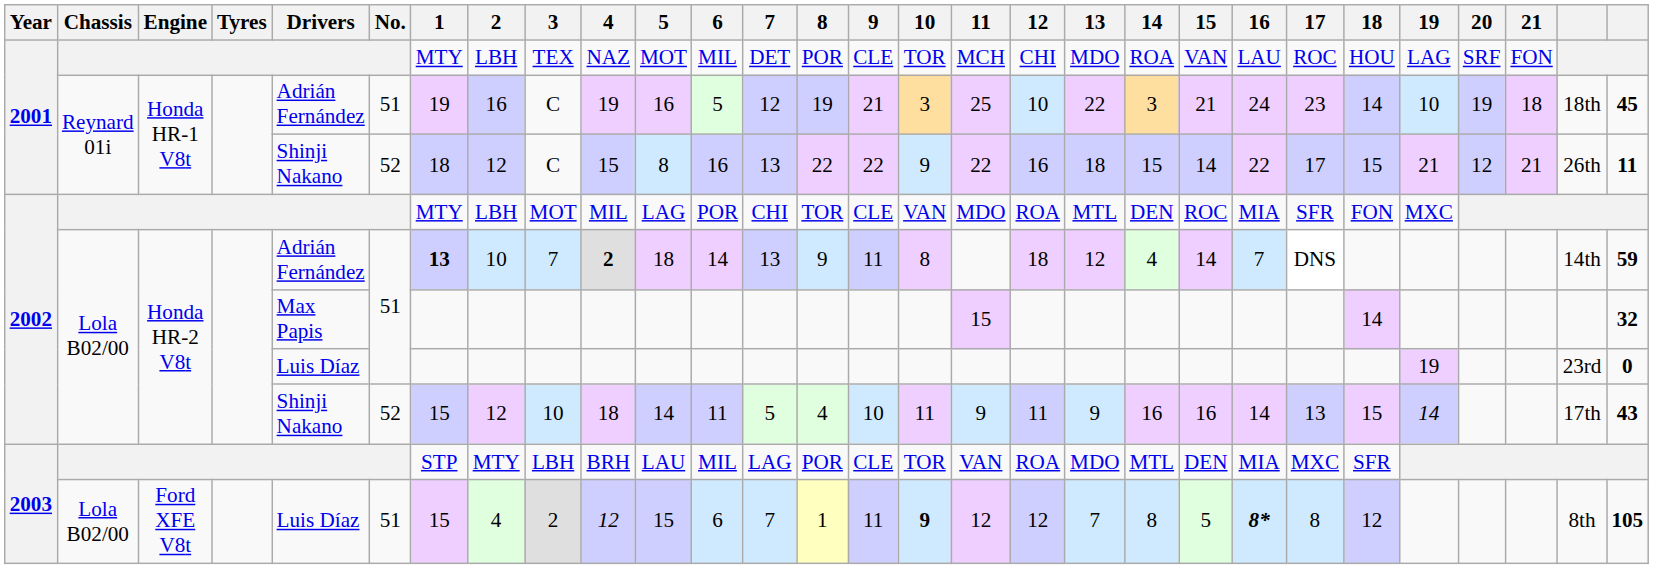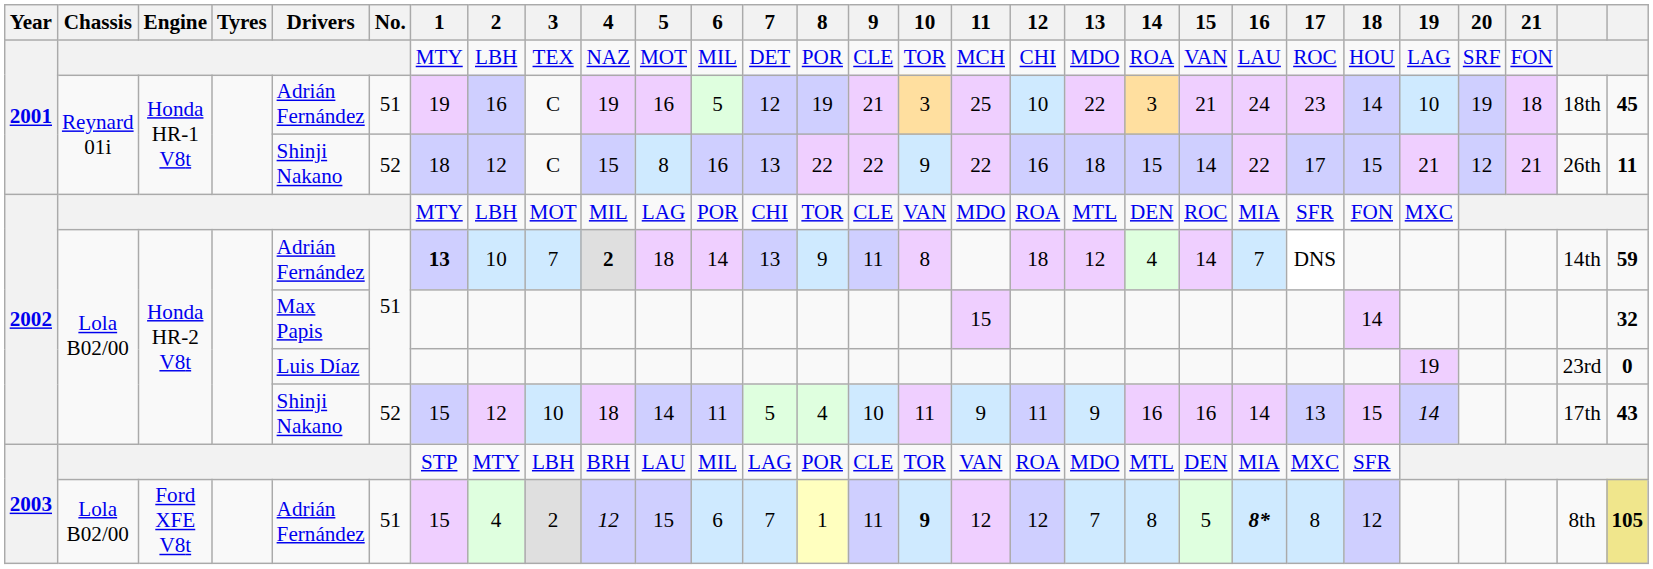(318, 521) Luis Díaz -> (321, 521) Adrián Fernández
(1627, 521) no background -> (1627, 521) khaki background
